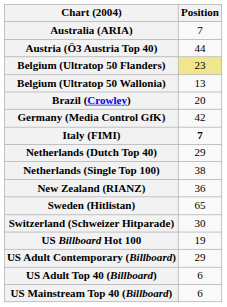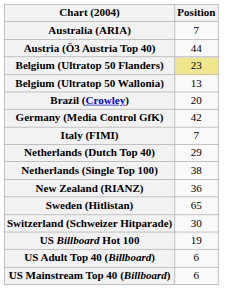(200, 135) bold -> (196, 135) normal
- row: (91, 258)
